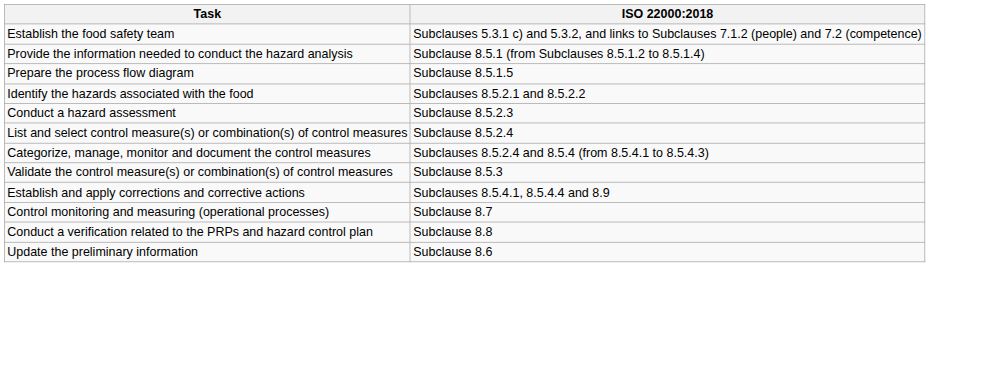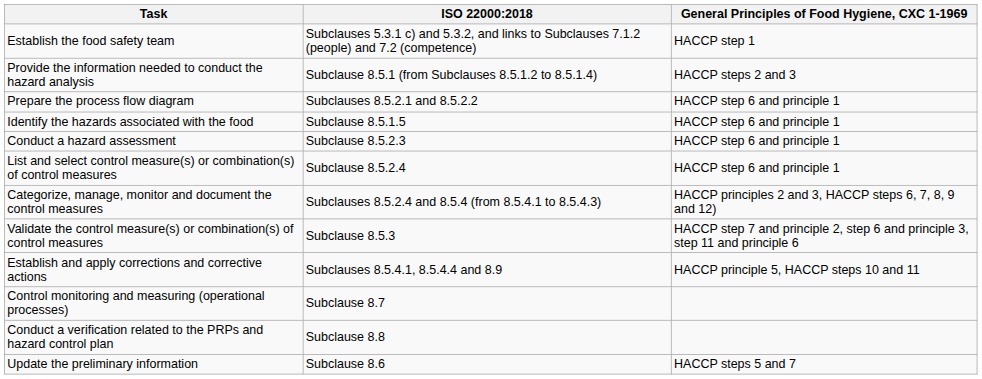+ column: (824, 14)
(463, 73) Subclause 8.5.1.5 -> (392, 101) Subclauses 8.5.2.1 and 8.5.2.2
(499, 93) Subclauses 8.5.2.1 and 8.5.2.2 -> (356, 121) Subclause 8.5.1.5
